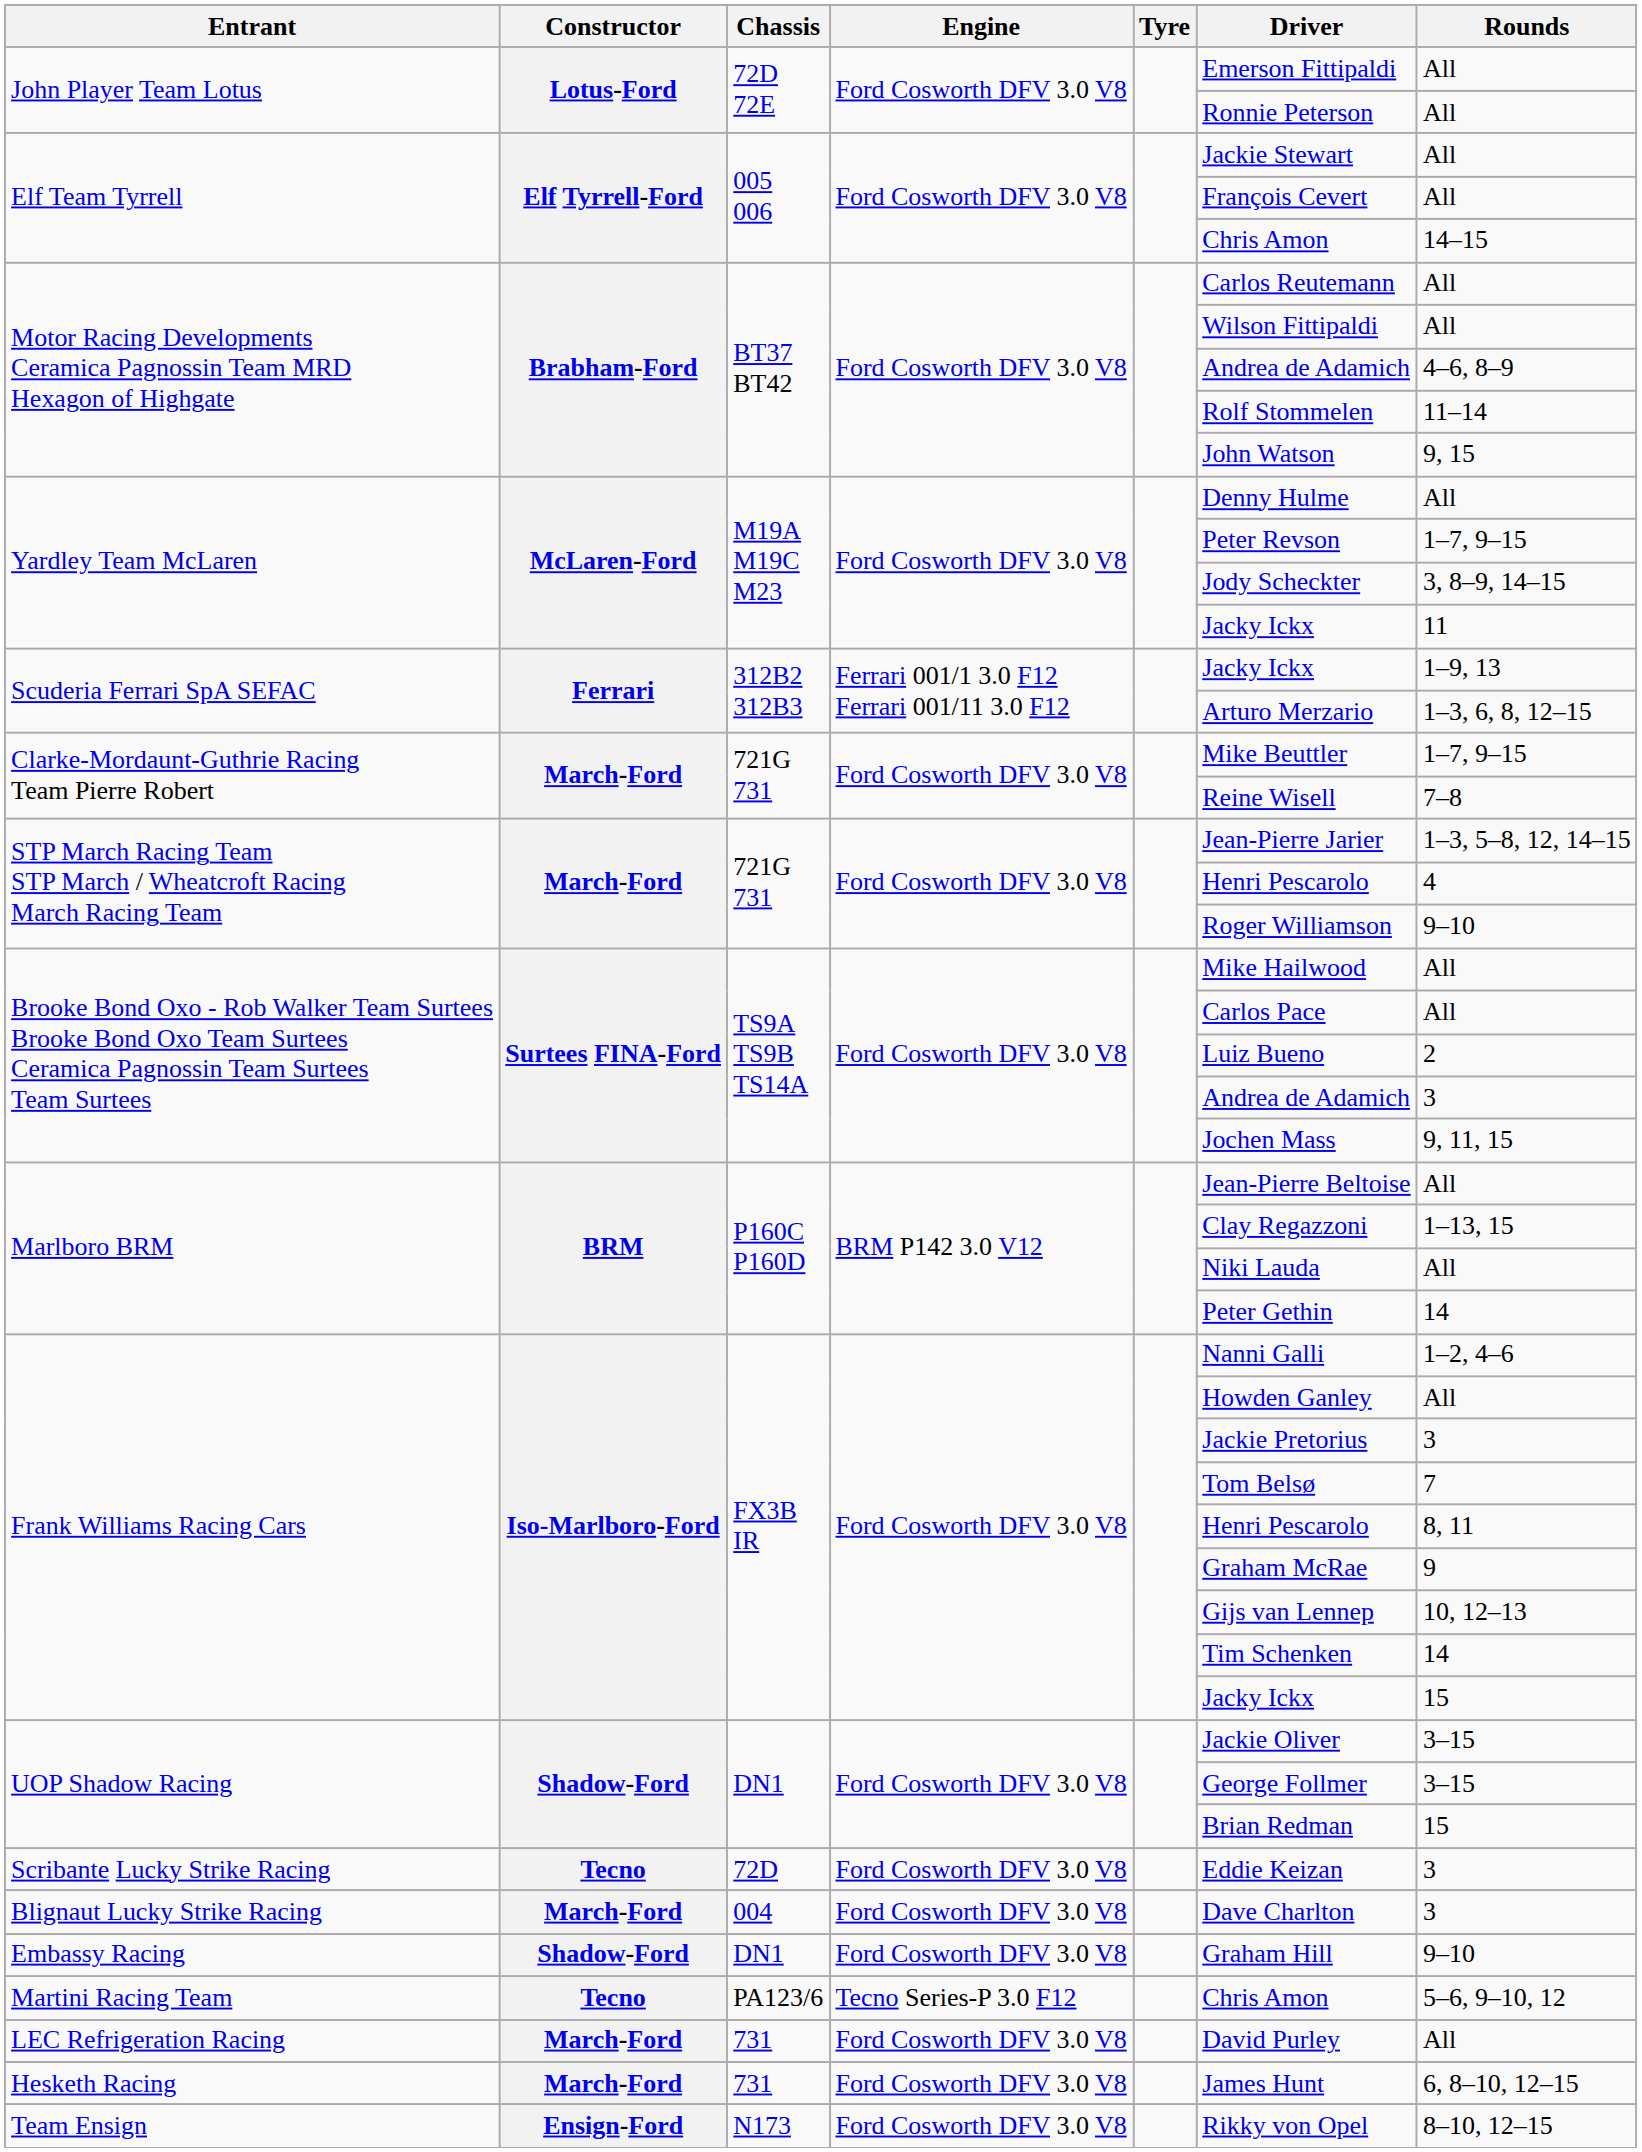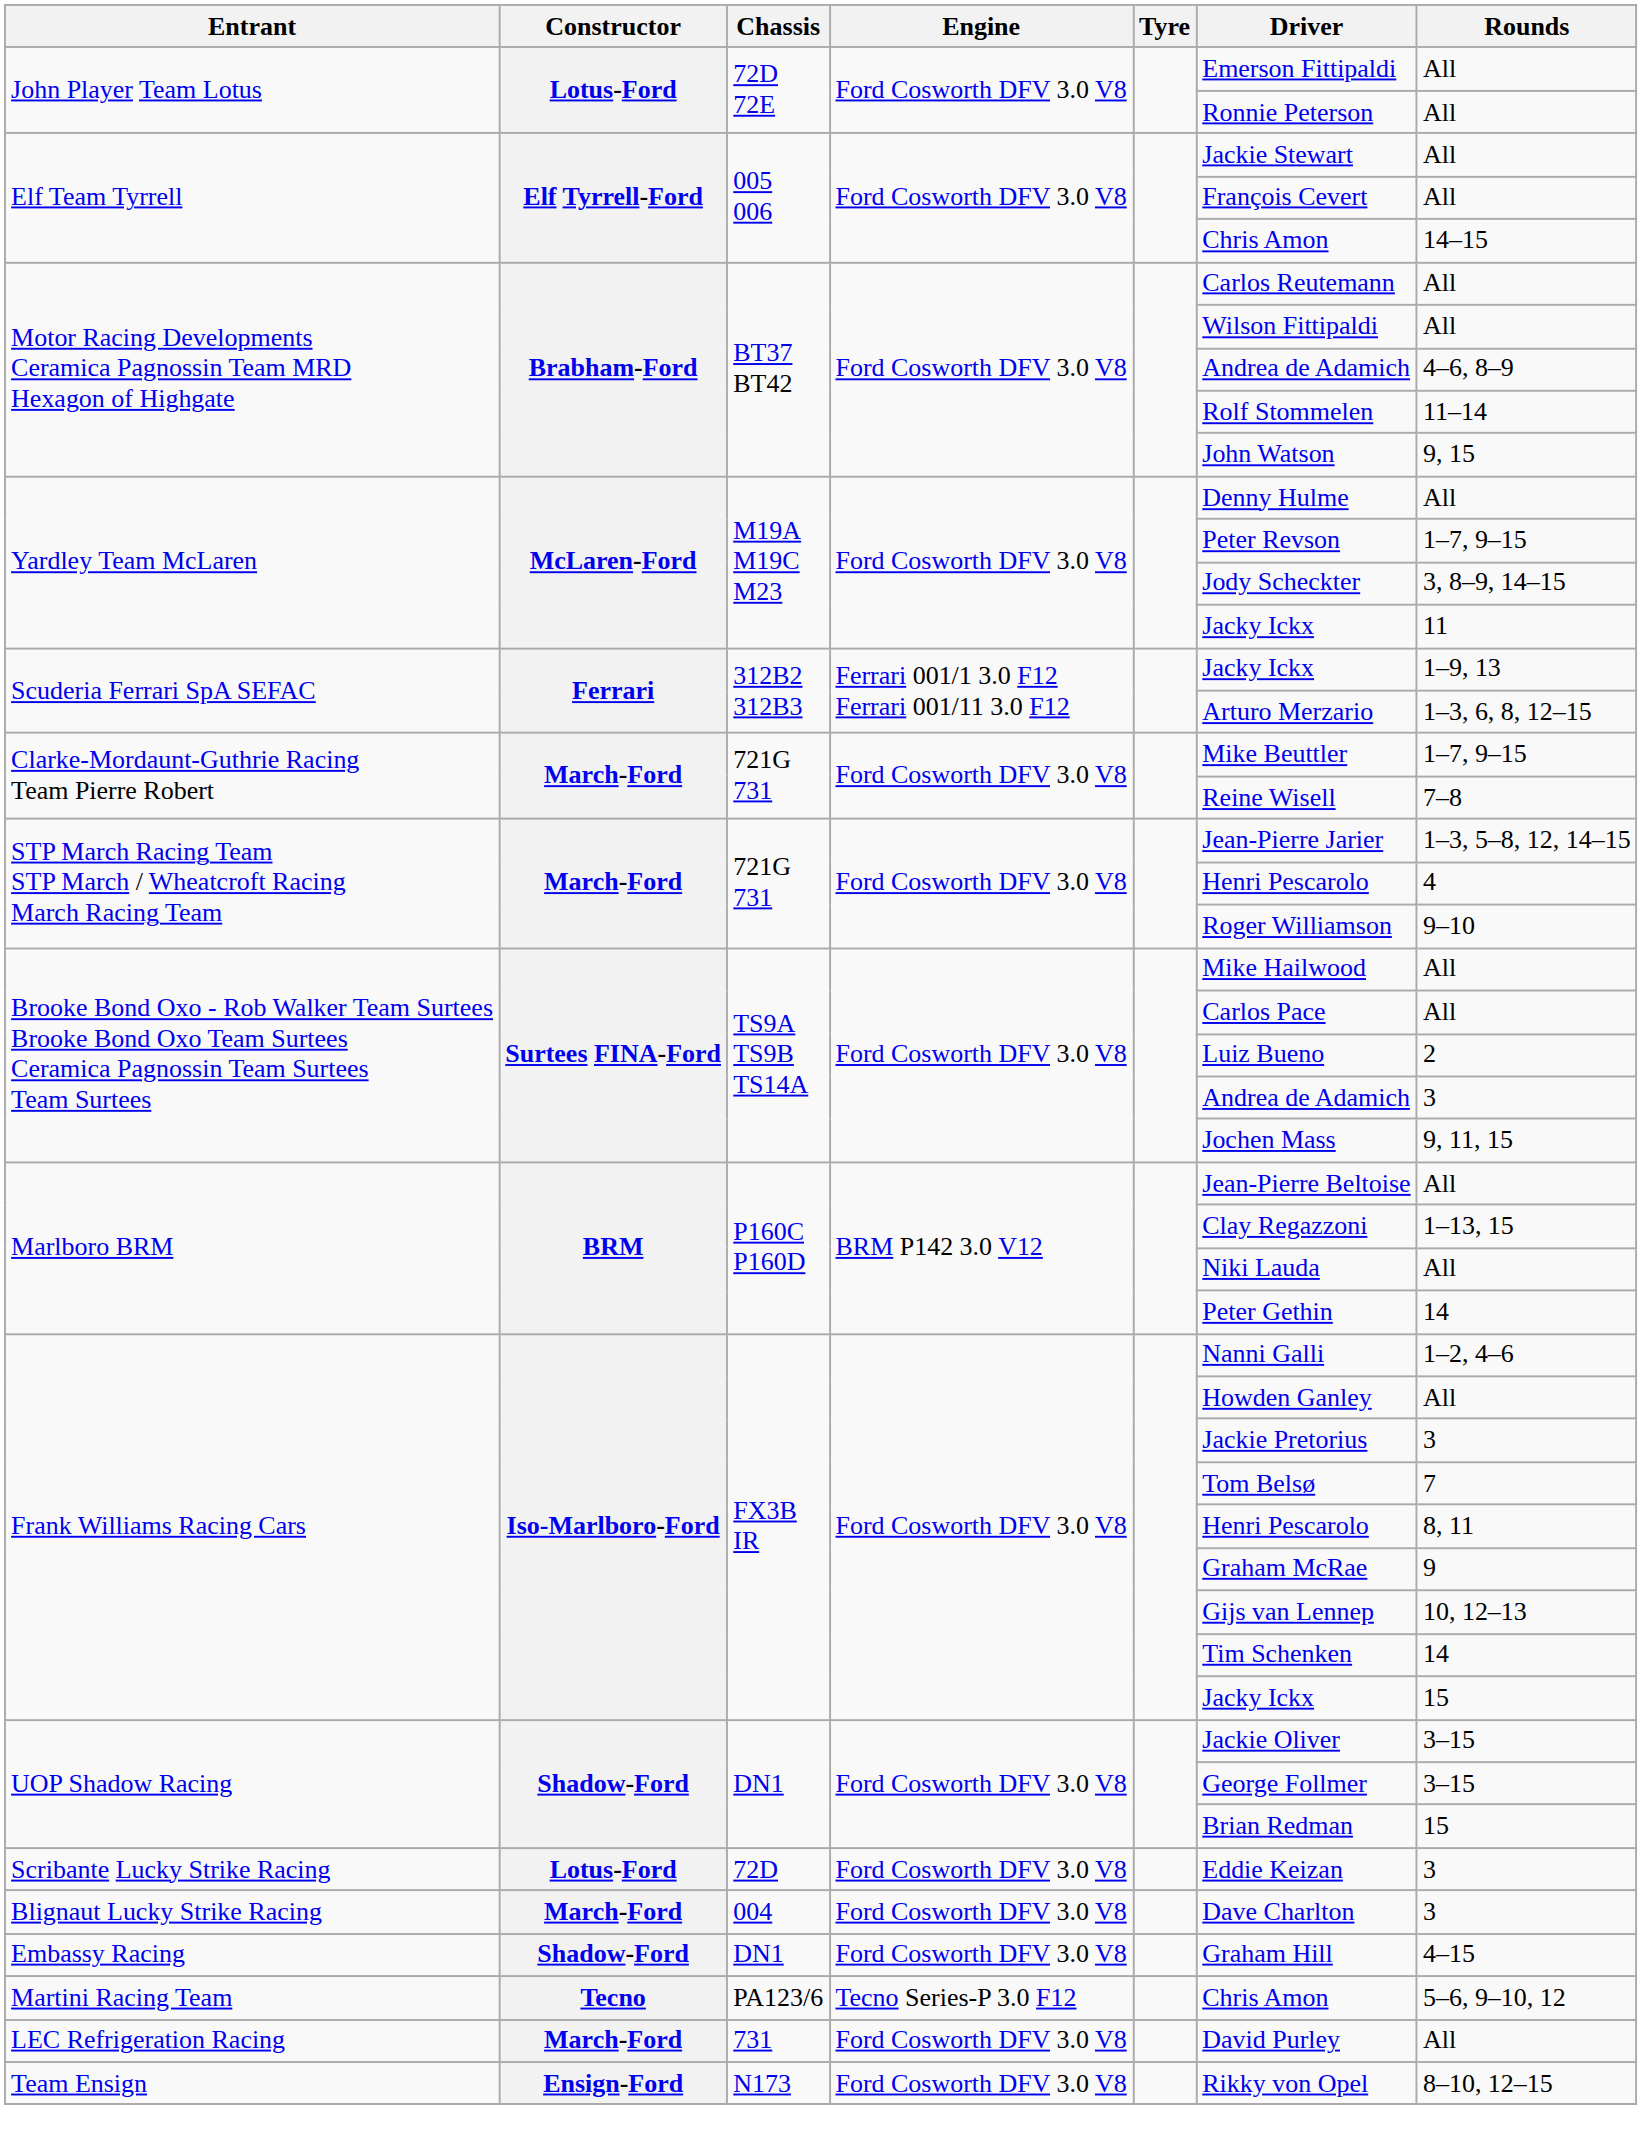(613, 1868) Tecno -> (613, 1868) Lotus-Ford
(1449, 1954) 9–10 -> (1449, 1954) 4–15
- row: (94, 2082)
